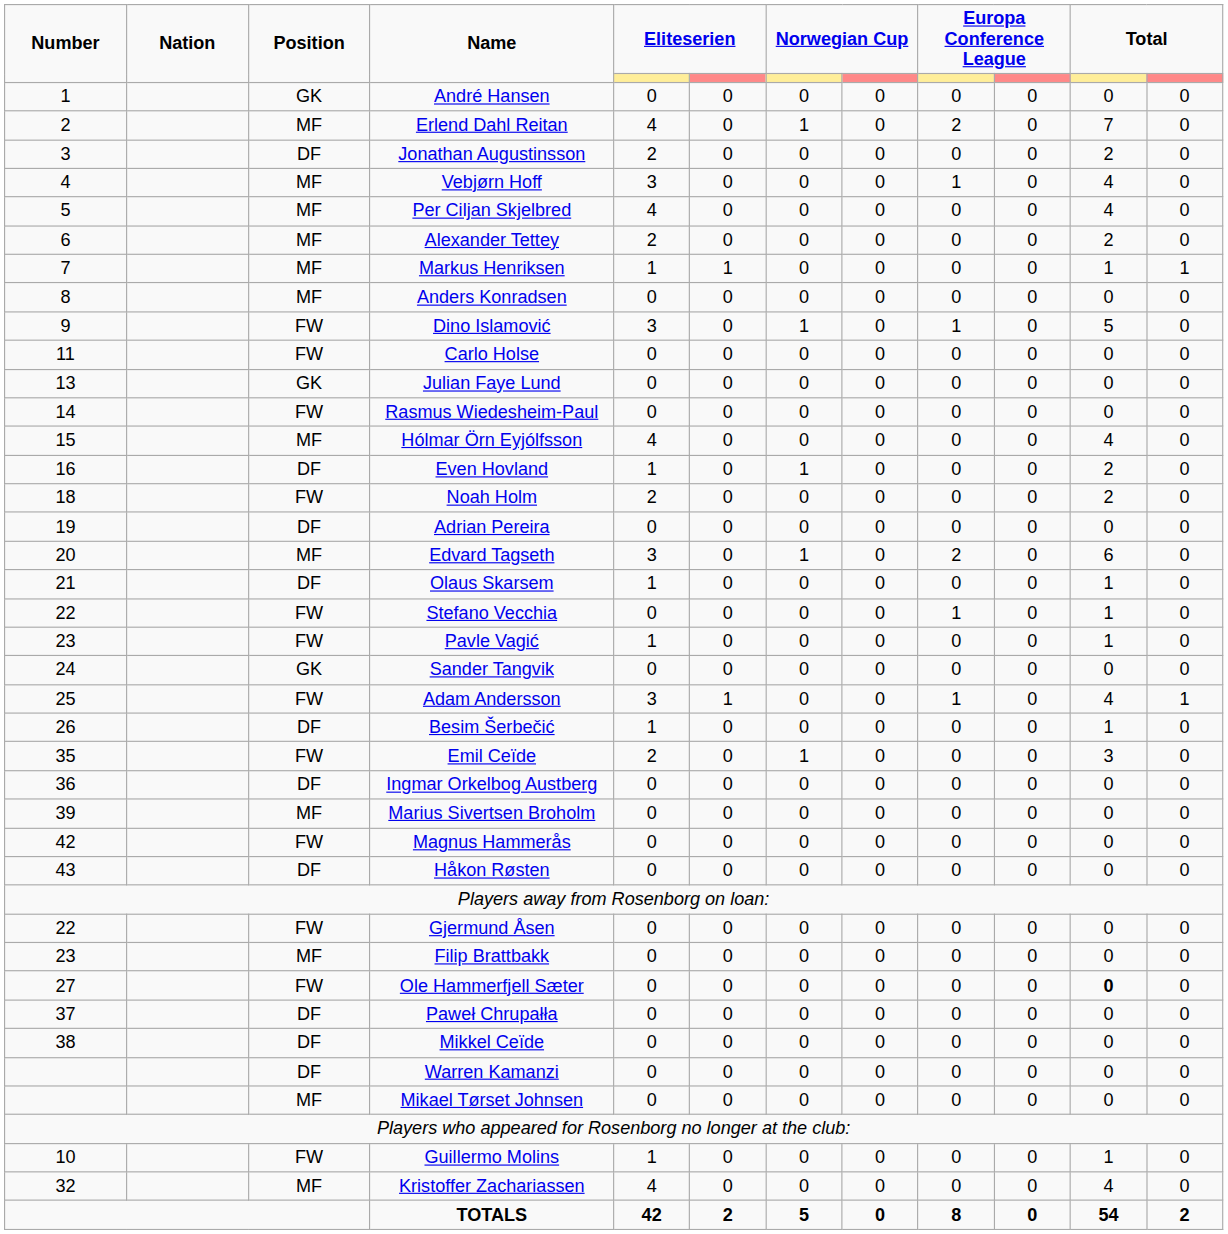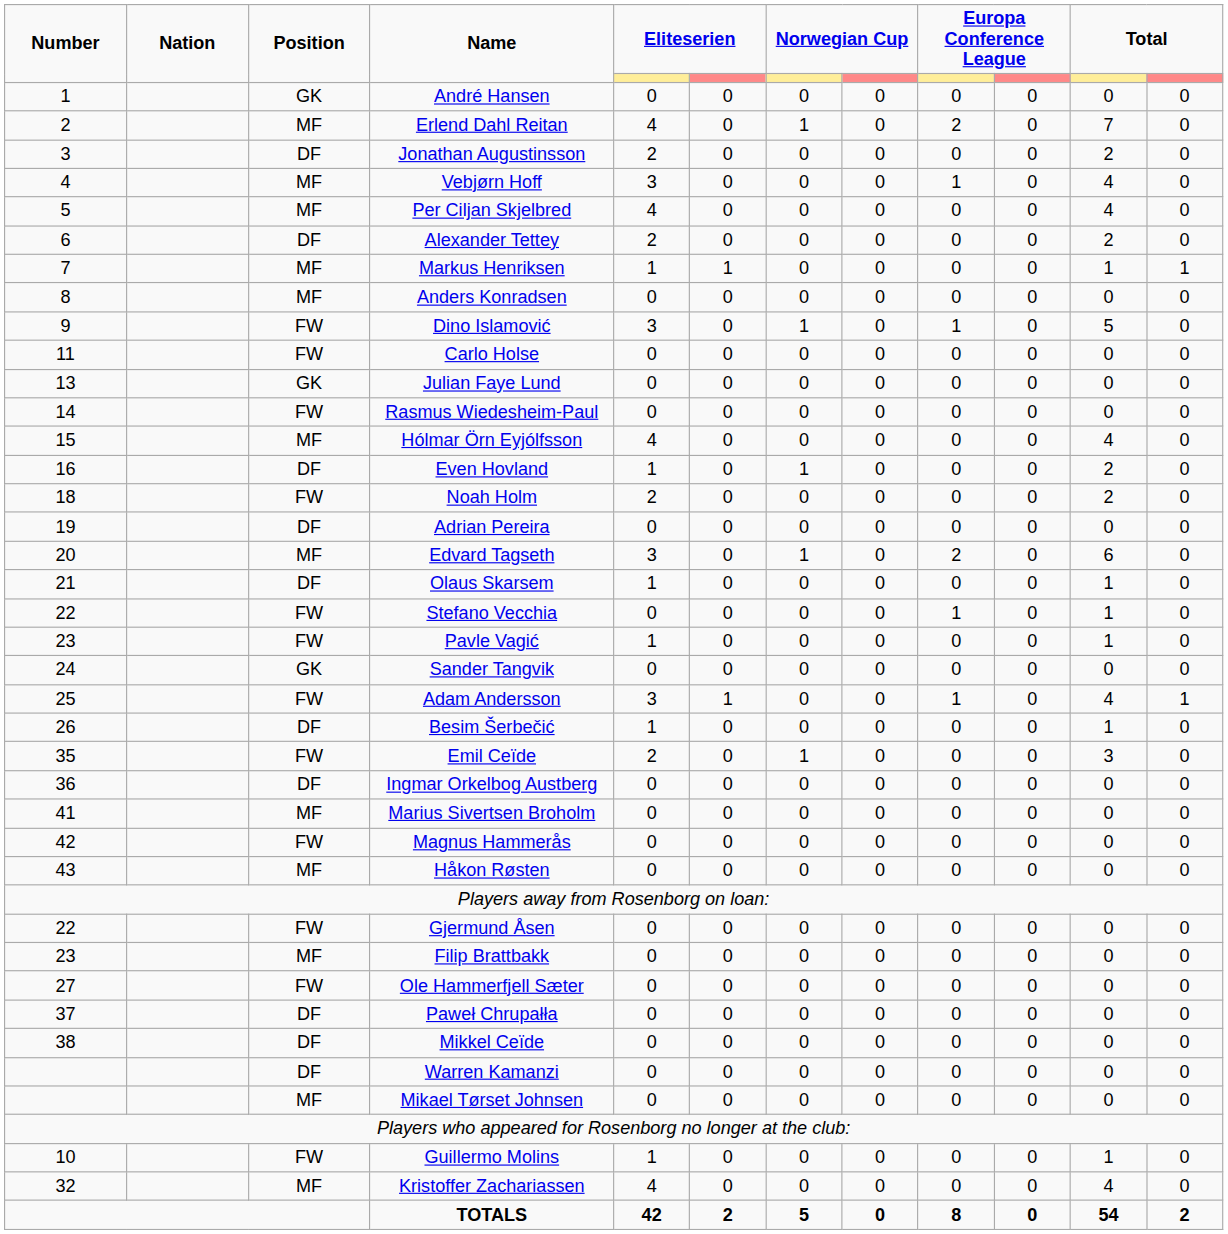(309, 239) MF -> (309, 239) DF
(65, 813) 39 -> (65, 813) 41
(309, 870) DF -> (309, 870) MF
(1108, 985) bold -> (1108, 985) normal
